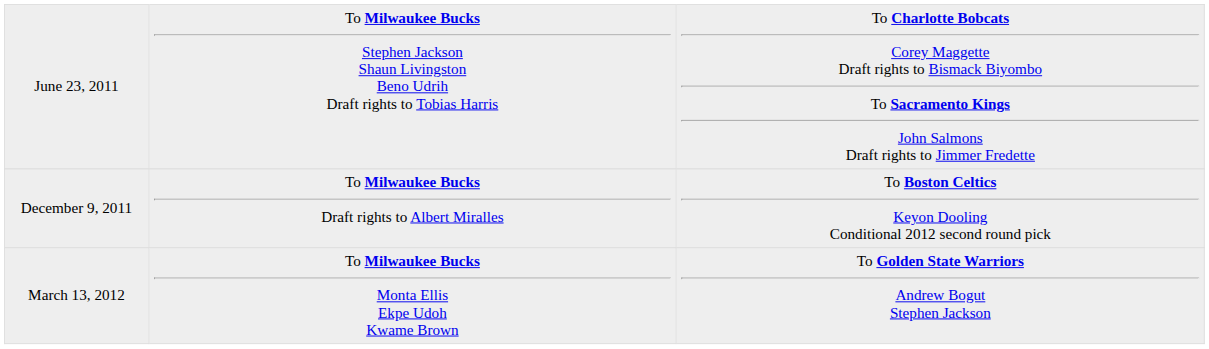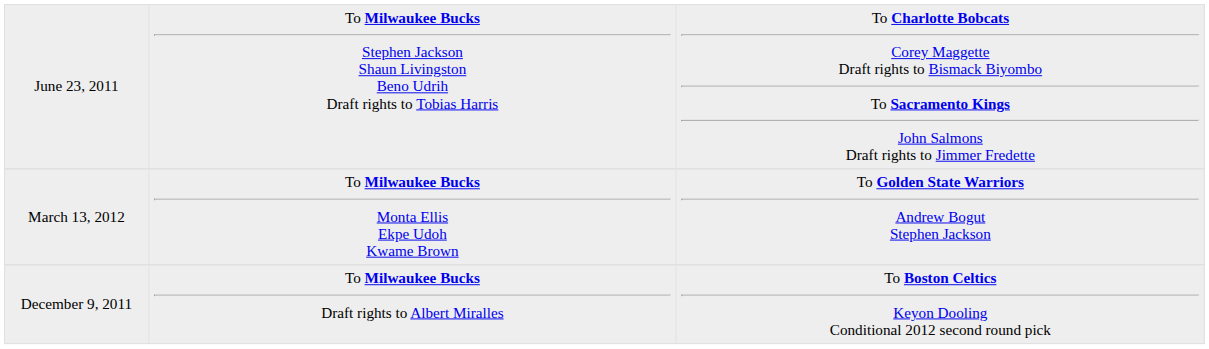rows swapped: (76, 208) <-> (76, 295)
